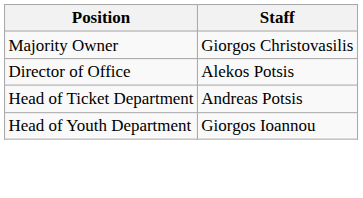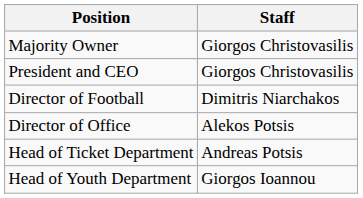+ row: (73, 71)
+ row: (76, 98)
